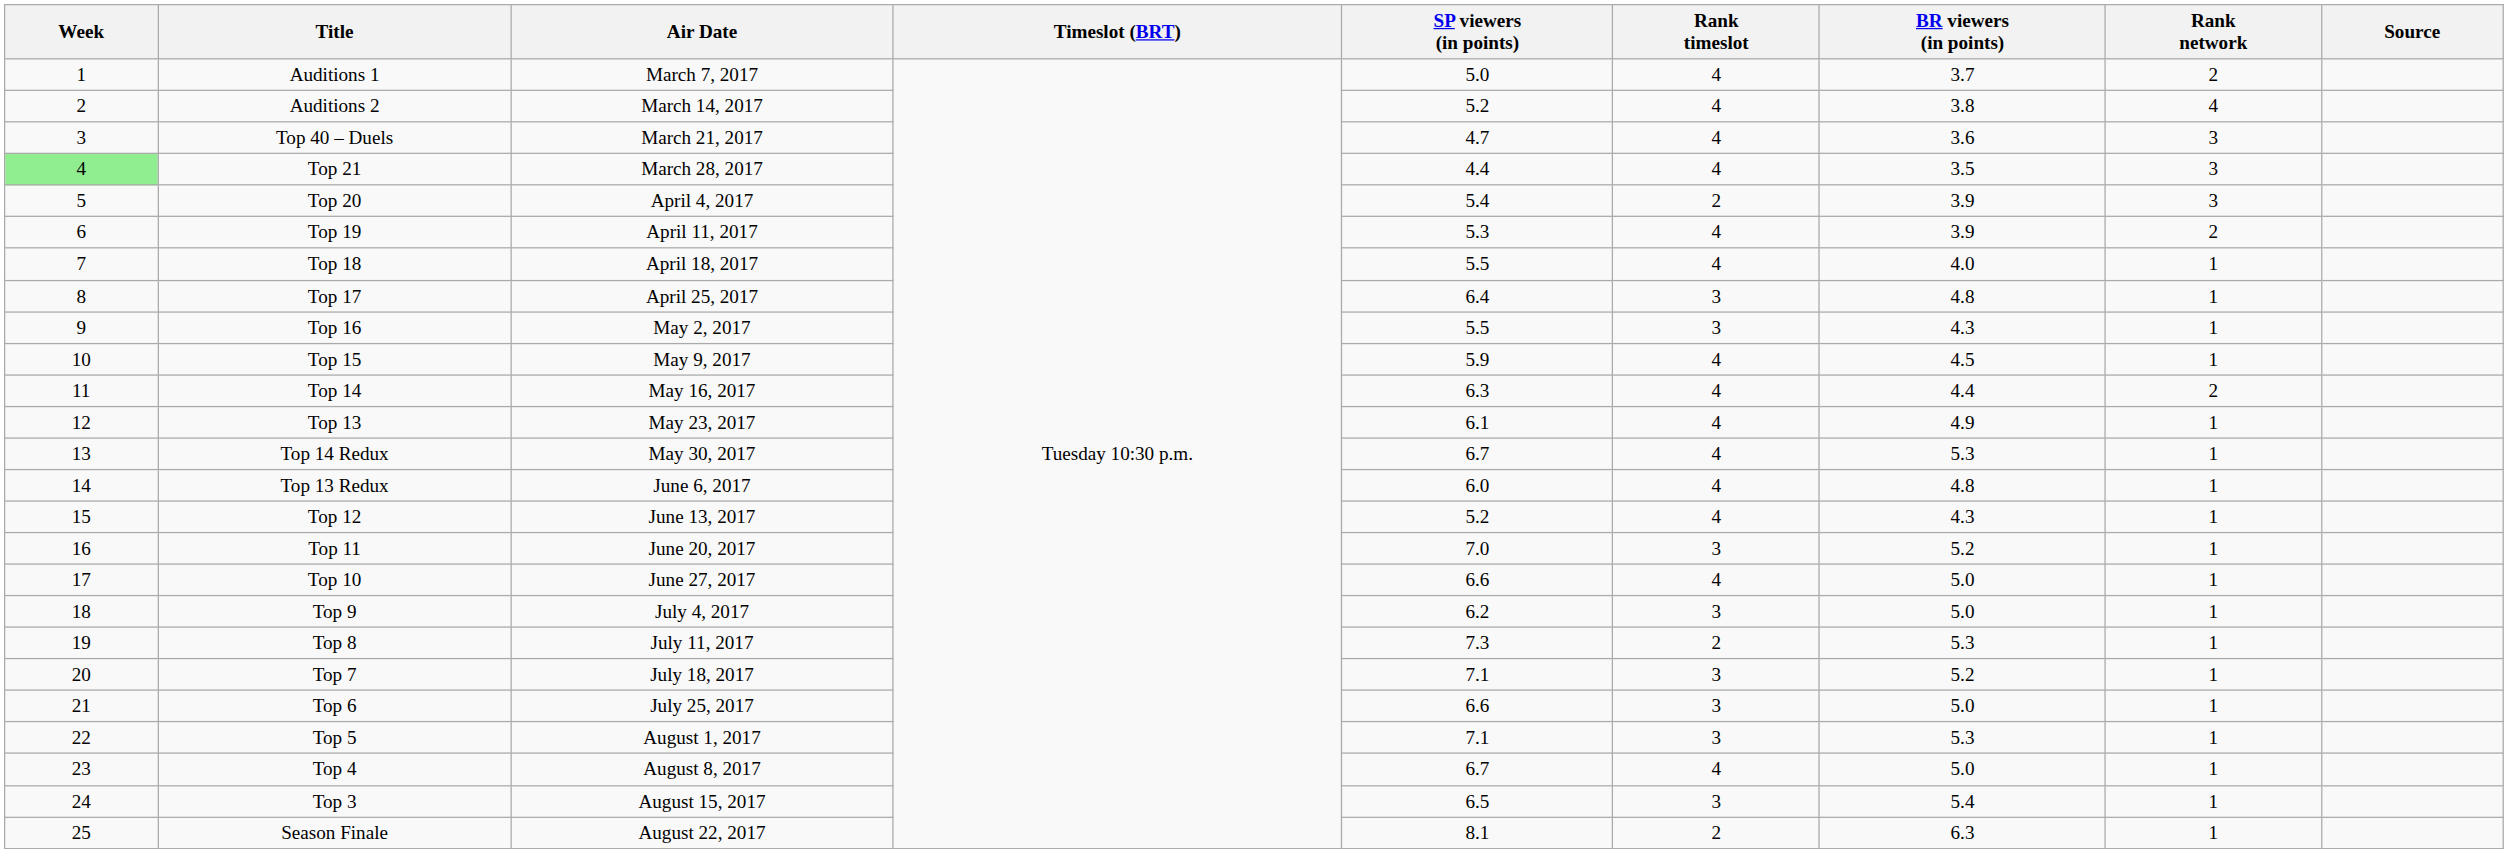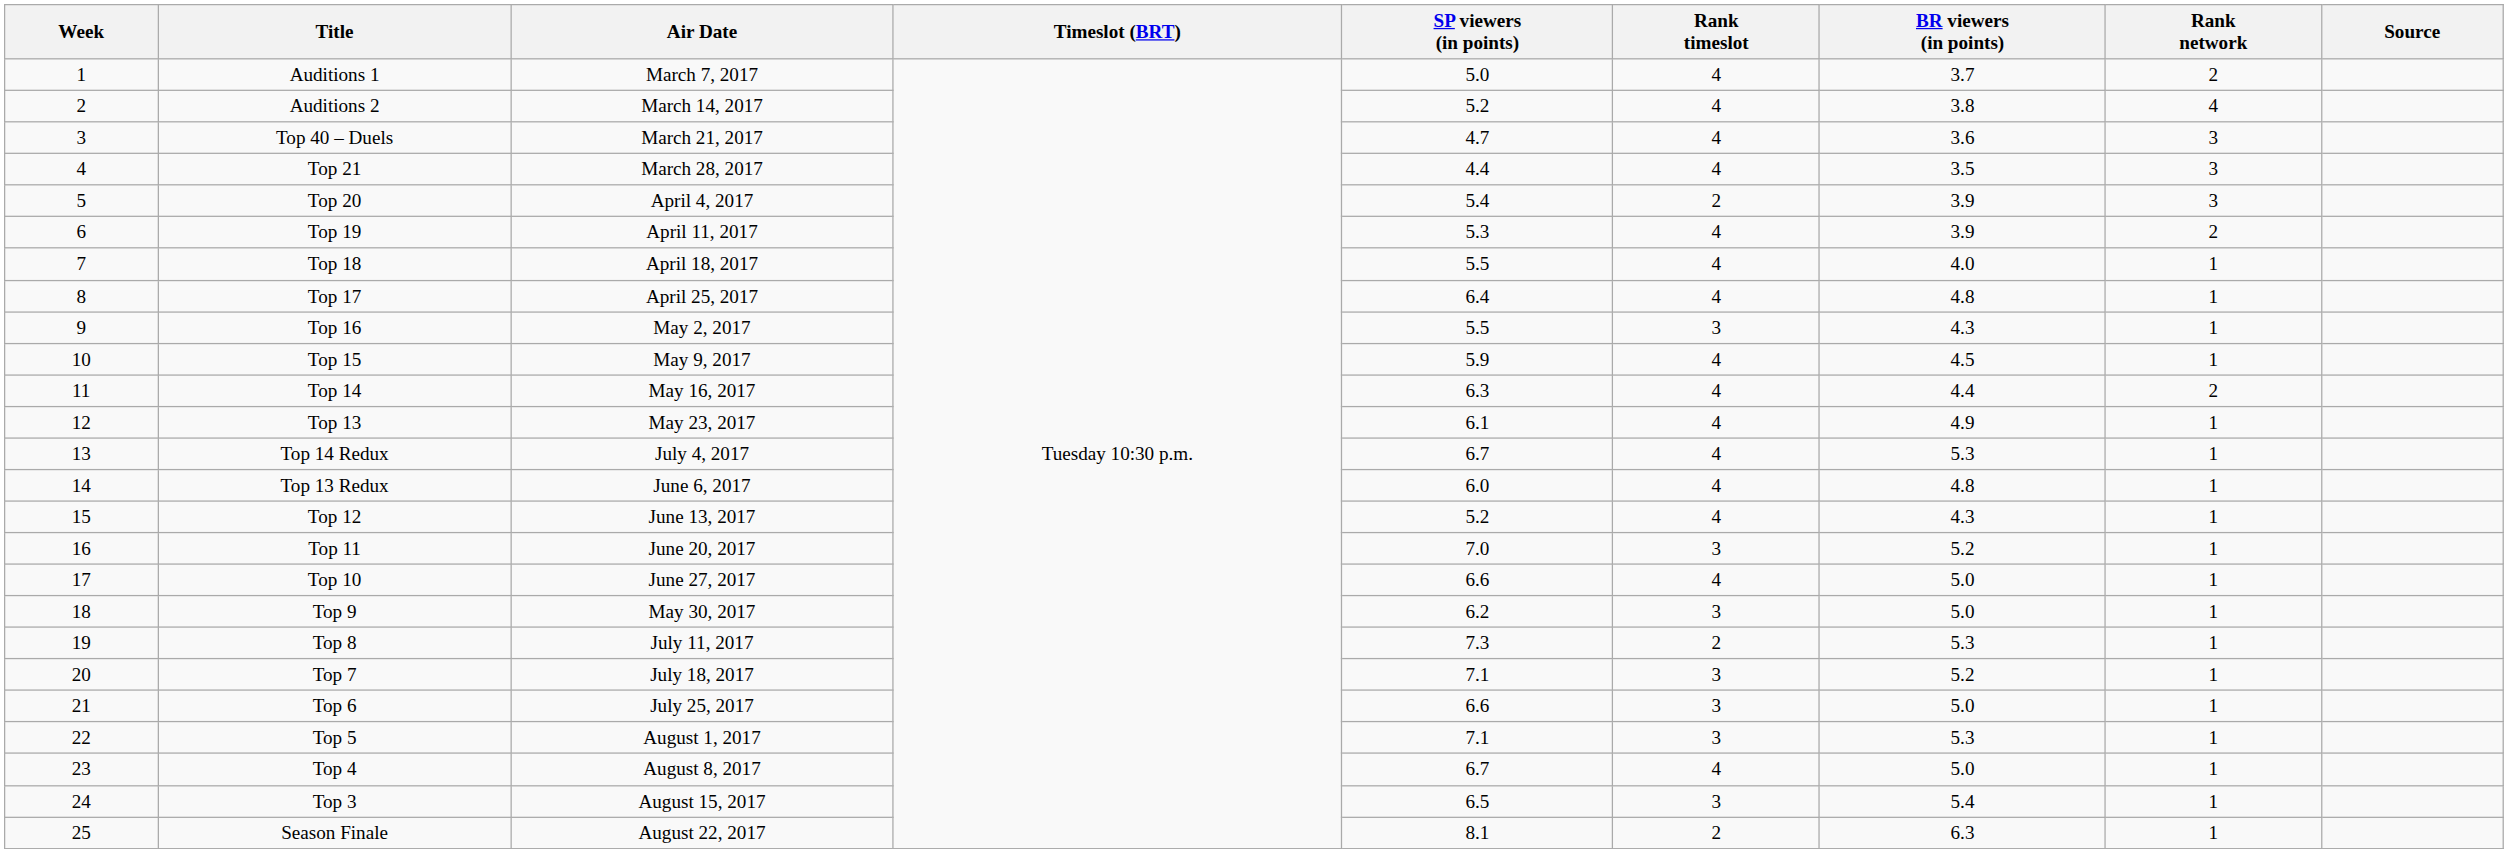(81, 169) lightgreen background -> (81, 169) no background
(1716, 295) 3 -> (1716, 295) 4
(702, 453) May 30, 2017 -> (702, 453) July 4, 2017
(702, 611) July 4, 2017 -> (702, 611) May 30, 2017
